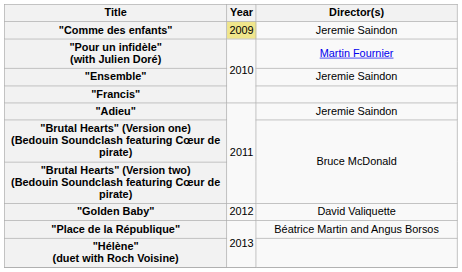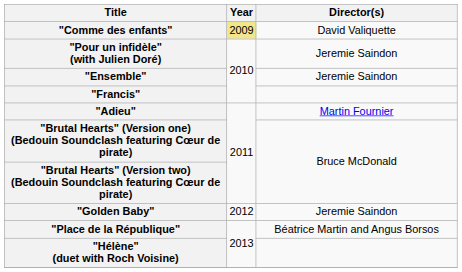(357, 30) Jeremie Saindon -> (357, 30) David Valiquette
(357, 53) Martin Fournier -> (357, 53) Jeremie Saindon
(357, 111) Jeremie Saindon -> (357, 111) Martin Fournier
(357, 212) David Valiquette -> (357, 212) Jeremie Saindon
